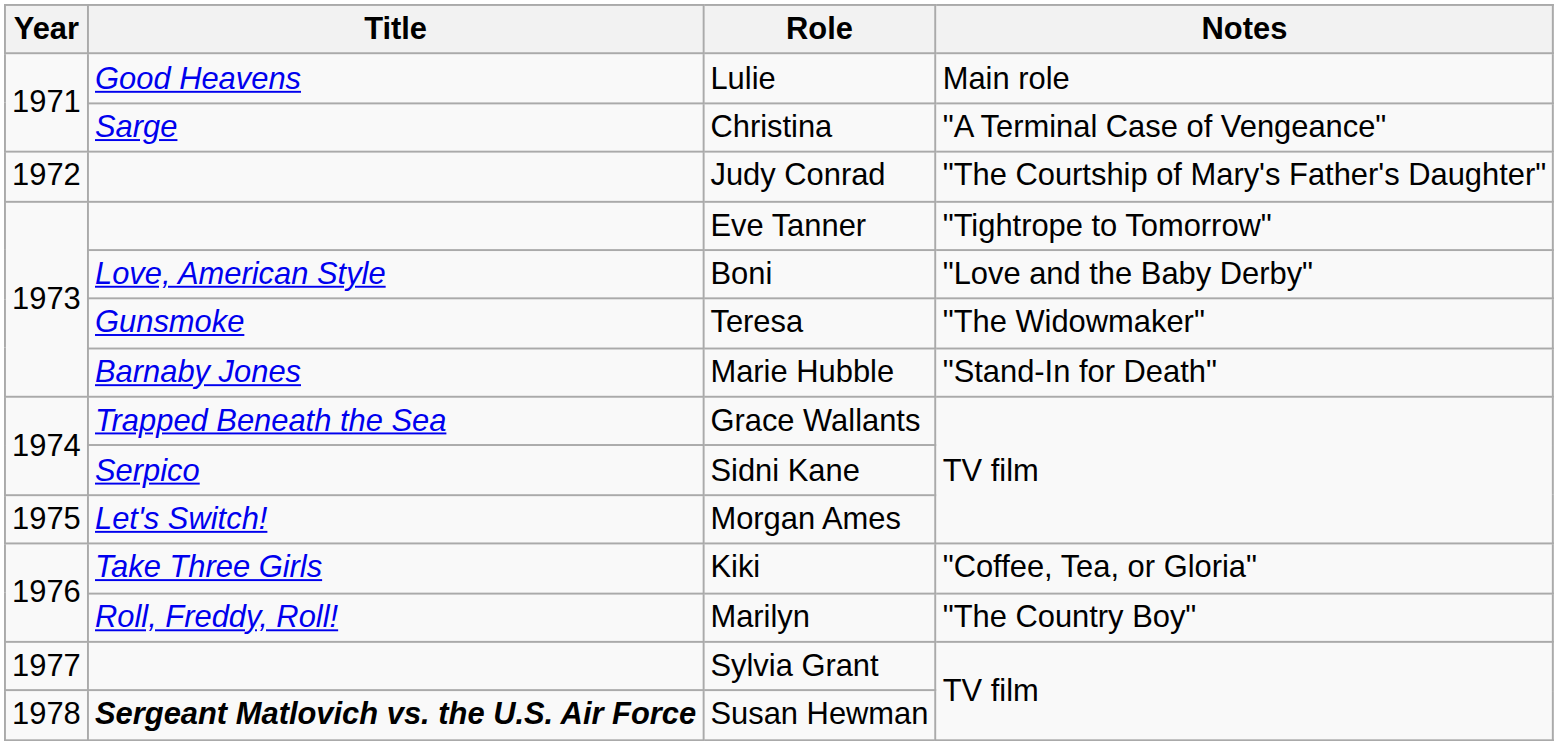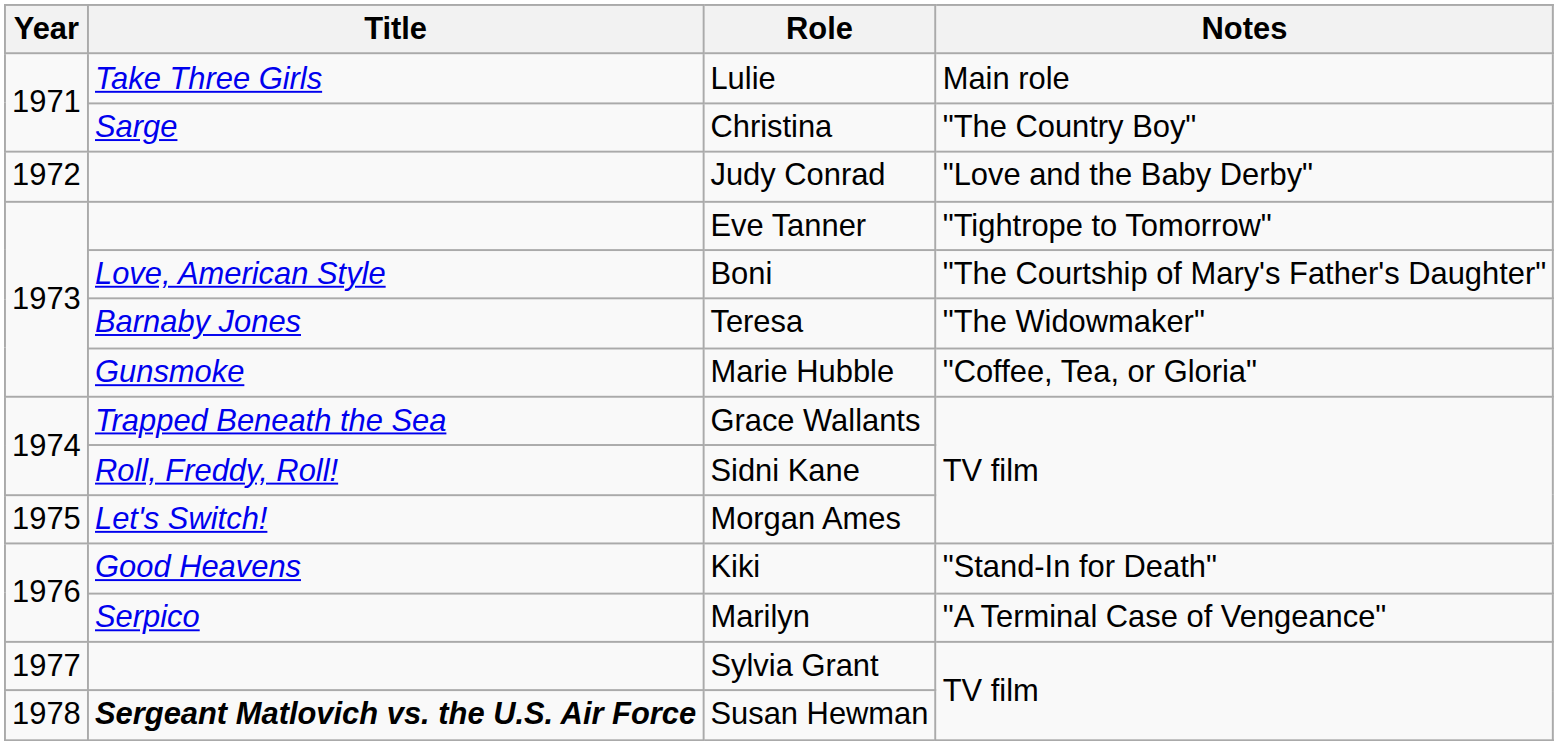(198, 77) Good Heavens -> (209, 77) Take Three Girls
(1165, 126) "A Terminal Case of Vengeance" -> (1069, 126) "The Country Boy"
(1244, 175) "The Courtship of Mary's Father's Daughter" -> (1128, 175) "Love and the Baby Derby"
(1128, 273) "Love and the Baby Derby" -> (1244, 273) "The Courtship of Mary's Father's Daughter"
(170, 322) Gunsmoke -> (198, 322) Barnaby Jones
(198, 371) Barnaby Jones -> (170, 371) Gunsmoke
(1080, 371) "Stand-In for Death" -> (1100, 371) "Coffee, Tea, or Gloria"
(147, 469) Serpico -> (217, 469) Roll, Freddy, Roll!
(209, 567) Take Three Girls -> (198, 567) Good Heavens
(1100, 567) "Coffee, Tea, or Gloria" -> (1080, 567) "Stand-In for Death"
(217, 616) Roll, Freddy, Roll! -> (147, 616) Serpico
(1069, 616) "The Country Boy" -> (1165, 616) "A Terminal Case of Vengeance"
